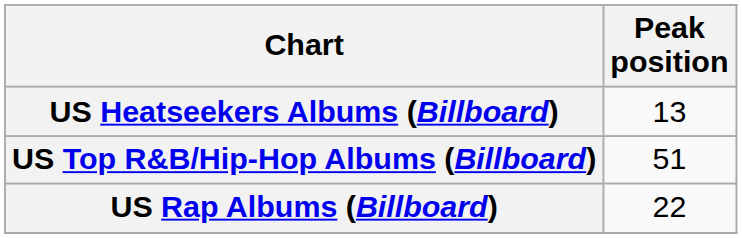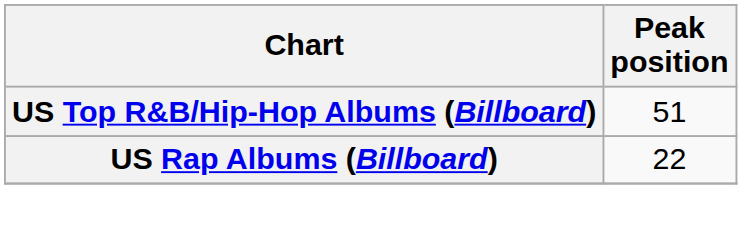- row: (304, 111)
